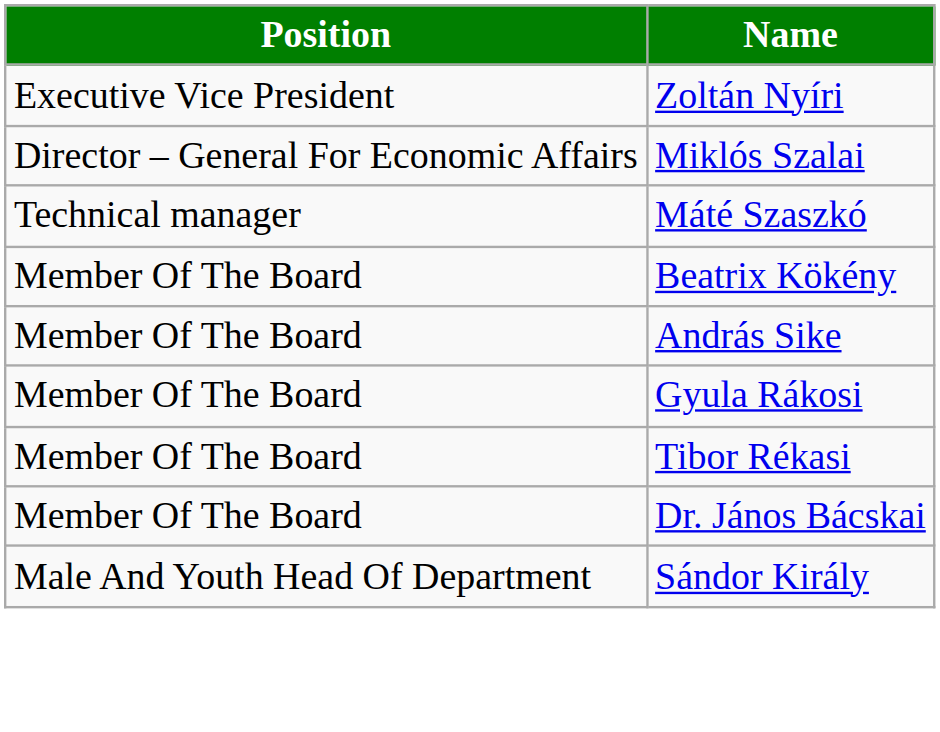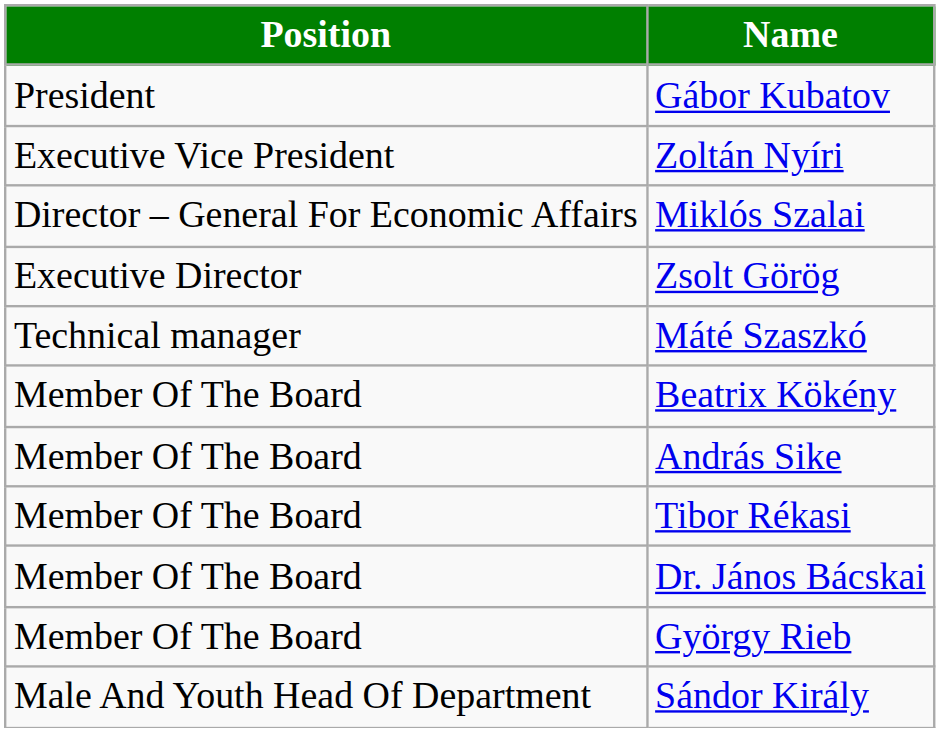+ row: (773, 94)
+ row: (747, 275)
- row: (759, 395)
+ row: (753, 635)
